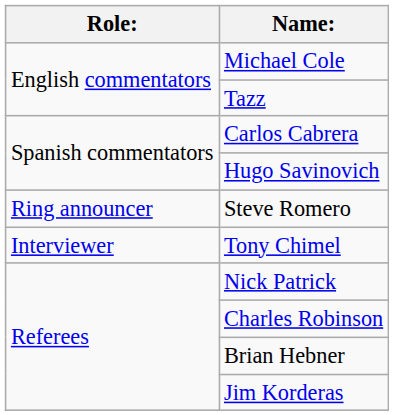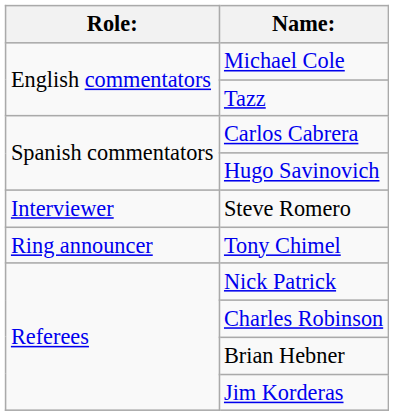(82, 208) Ring announcer -> (62, 208) Interviewer
(62, 244) Interviewer -> (82, 244) Ring announcer
